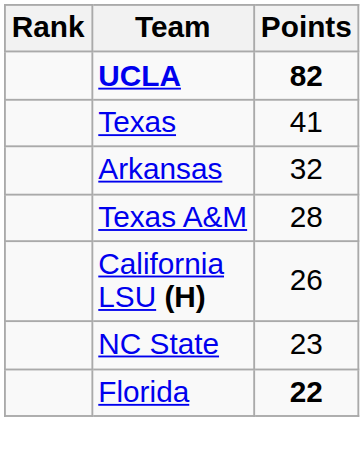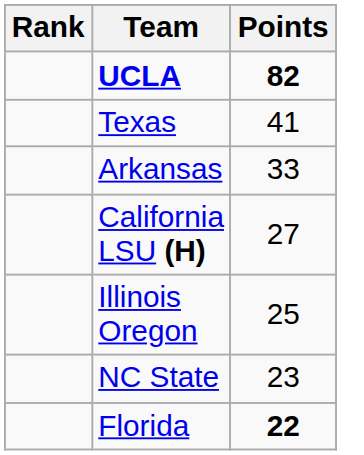(306, 169) 32 -> (283, 169) 33
- row: (173, 216)
(306, 280) 26 -> (283, 233) 27
+ row: (148, 314)
